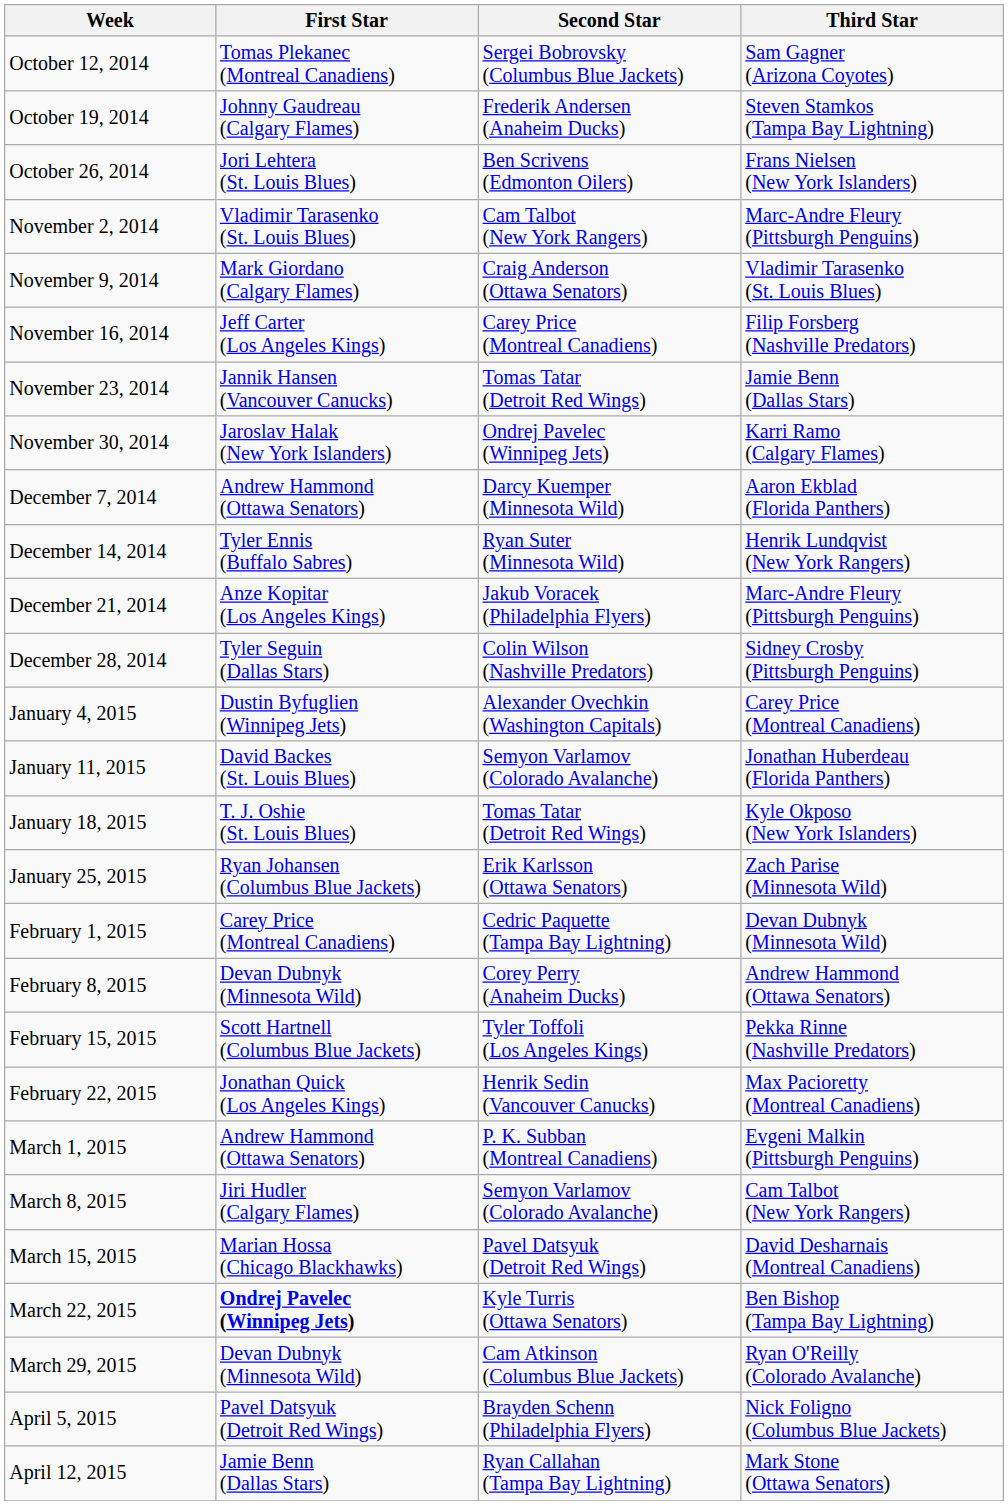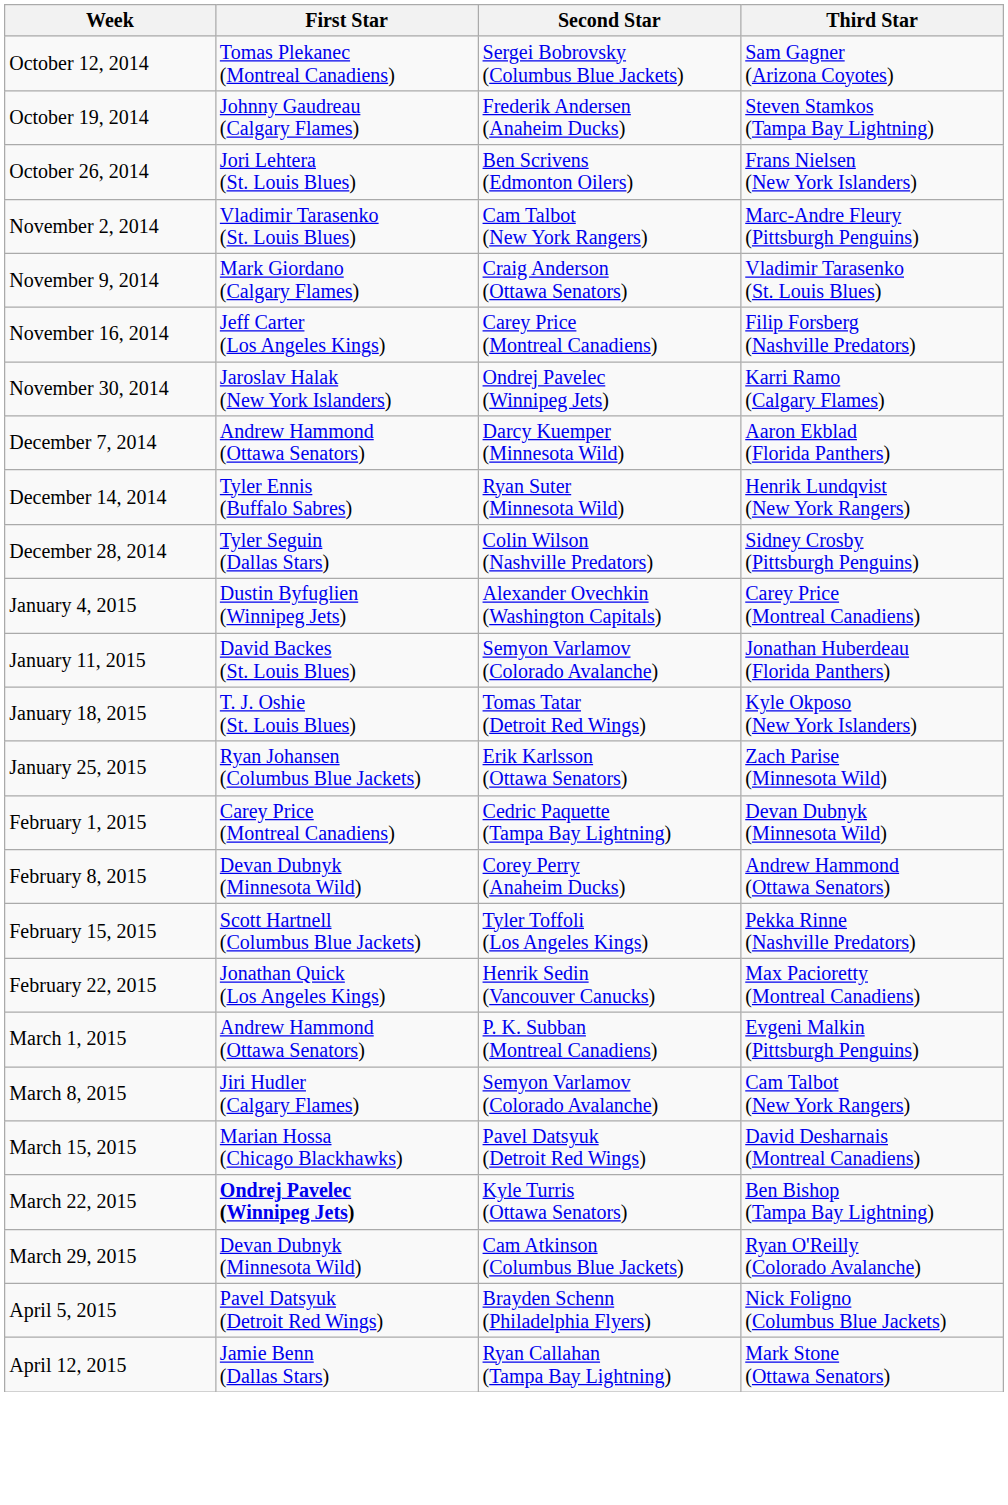- row: (89, 388)
- row: (88, 605)
